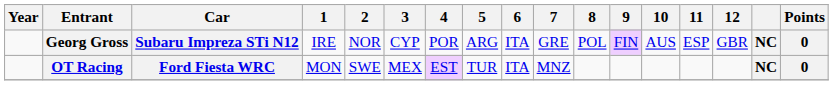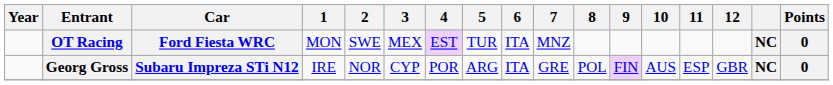rows swapped: (87, 42) <-> (87, 67)
